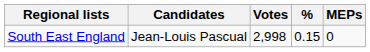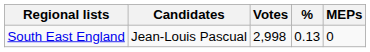(307, 36) 0.15 -> (307, 36) 0.13
